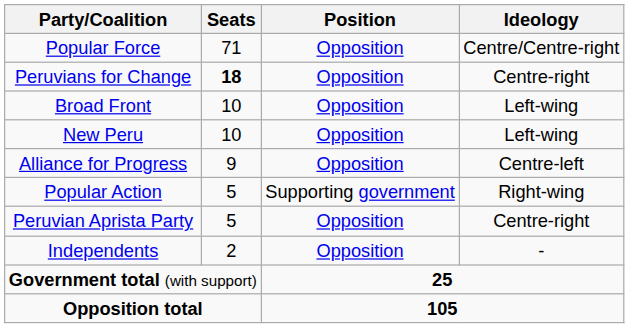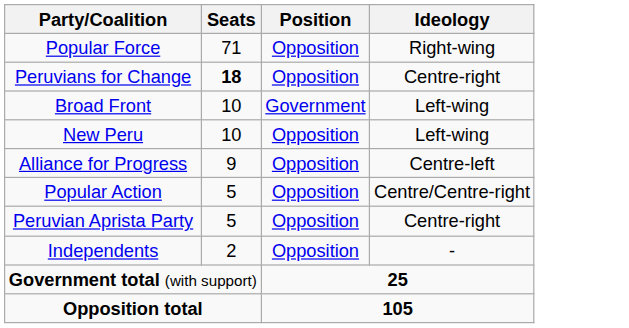(541, 48) Centre/Centre-right -> (452, 48) Right-wing
(360, 106) Opposition -> (315, 106) Government
(360, 192) Supporting government -> (315, 192) Opposition
(541, 192) Right-wing -> (452, 192) Centre/Centre-right
